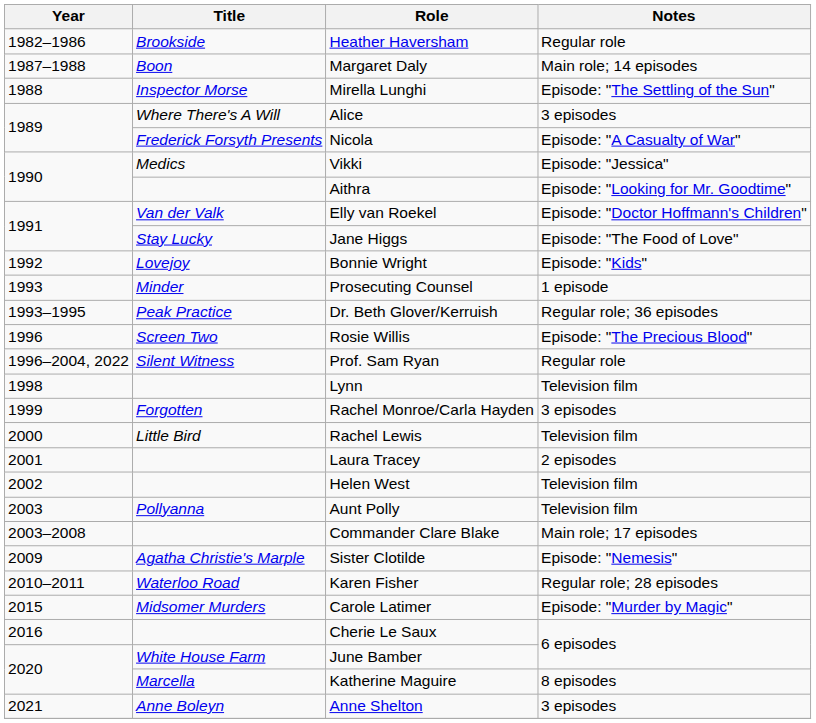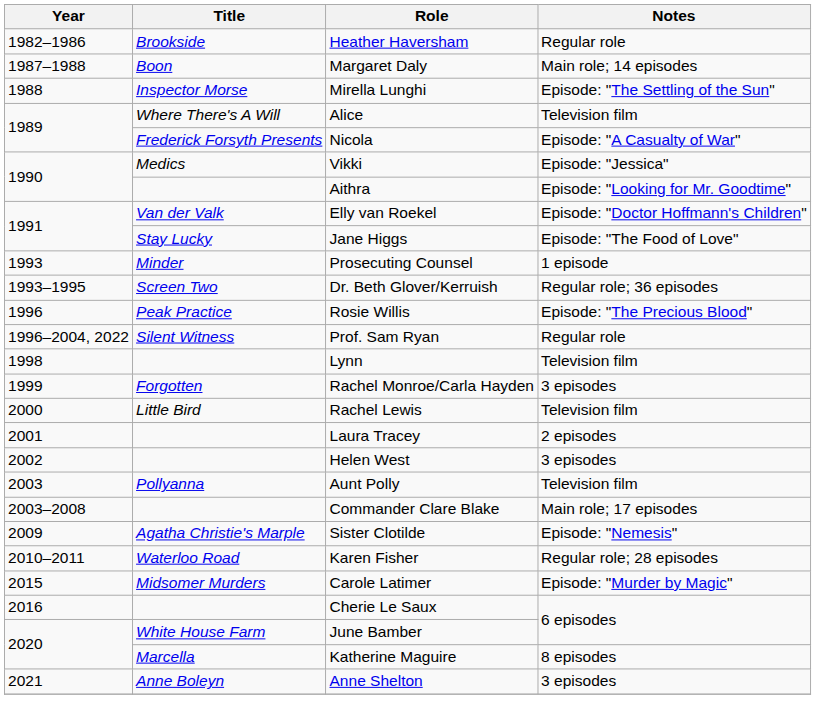(579, 115) 3 episodes -> (589, 115) Television film
- row: (378, 262)
(184, 312) Peak Practice -> (177, 287) Screen Two
(177, 336) Screen Two -> (184, 312) Peak Practice
(589, 484) Television film -> (579, 459) 3 episodes
